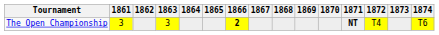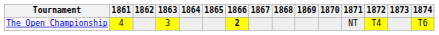(121, 24) 3 -> (121, 24) 4
(353, 24) bold -> (353, 24) normal
